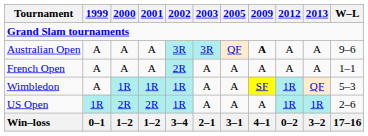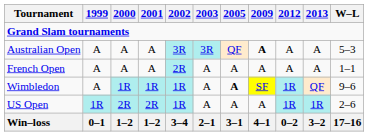(347, 49) 9–6 -> (347, 49) 5–3
(234, 85) normal -> (234, 85) bold
(347, 85) 5–3 -> (347, 85) 9–6
